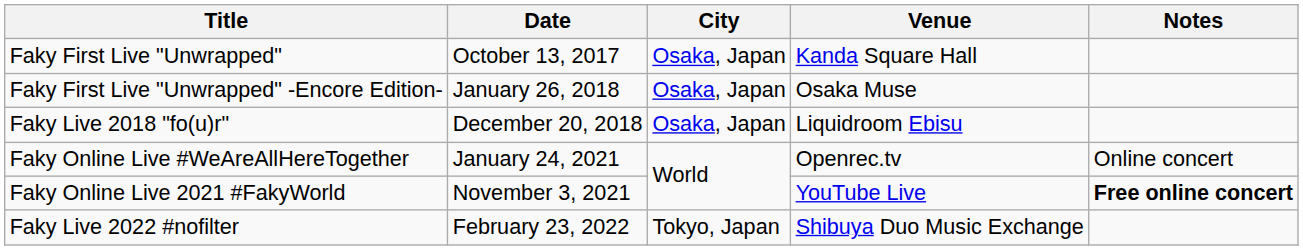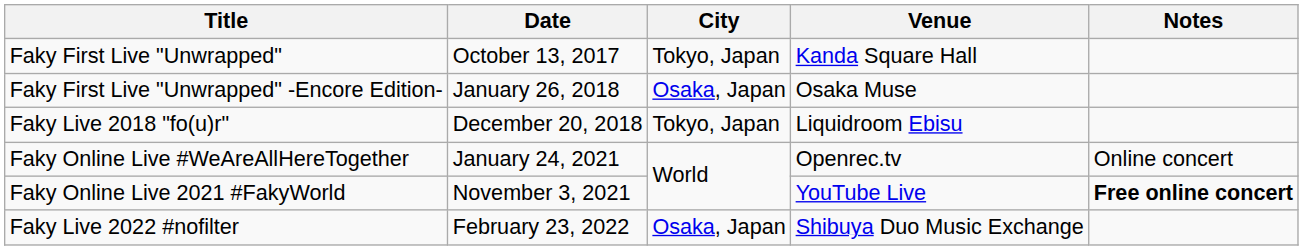(719, 55) Osaka, Japan -> (716, 55) Tokyo, Japan
(719, 124) Osaka, Japan -> (716, 124) Tokyo, Japan
(716, 227) Tokyo, Japan -> (719, 227) Osaka, Japan
